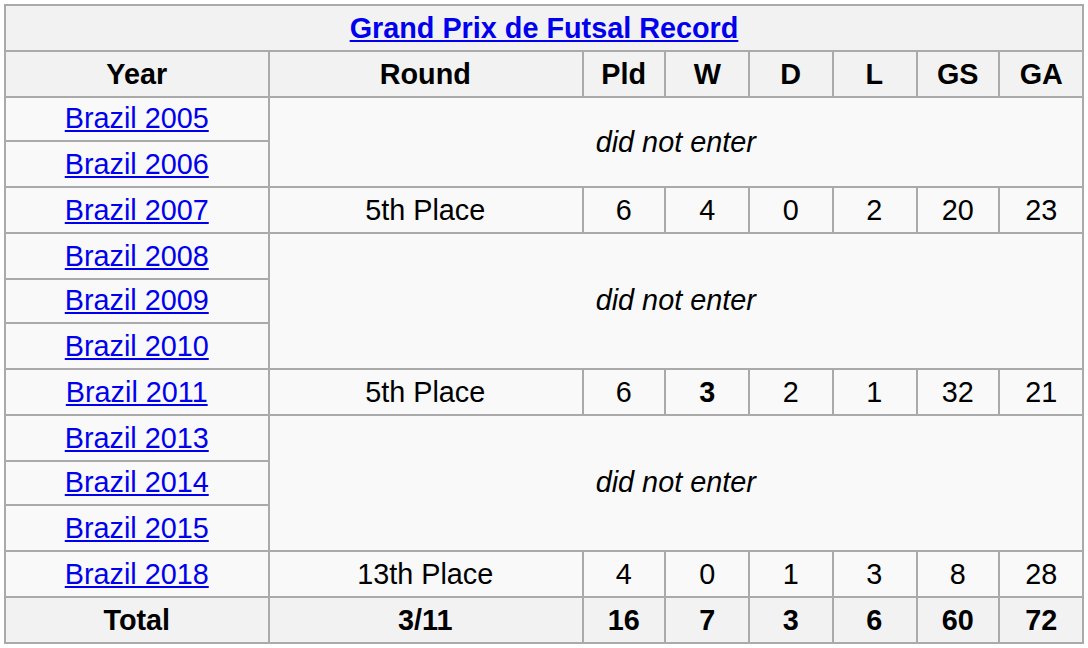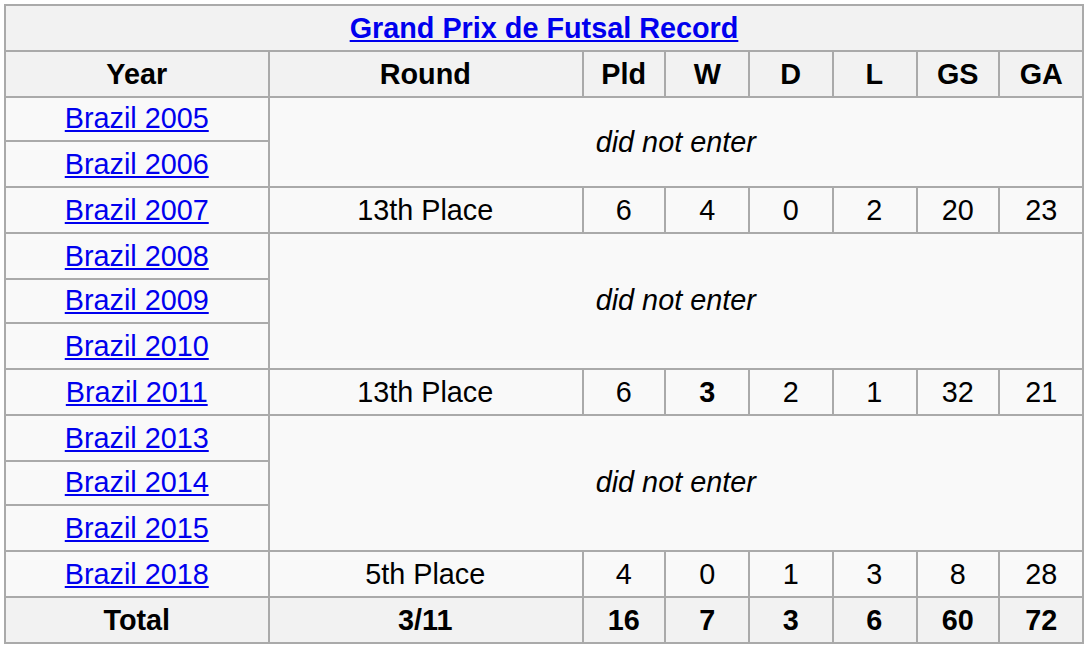(425, 210) 5th Place -> (425, 210) 13th Place
(425, 392) 5th Place -> (425, 392) 13th Place
(425, 574) 13th Place -> (425, 574) 5th Place
